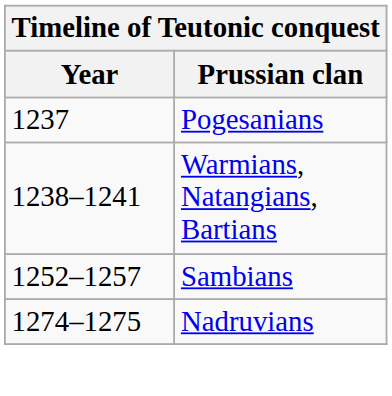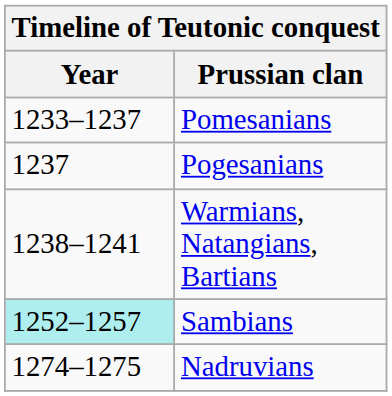+ row: (256, 119)
(76, 275) no background -> (76, 321) paleturquoise background
